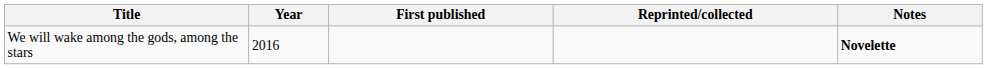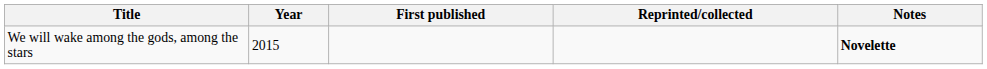(266, 44) 2016 -> (266, 44) 2015
